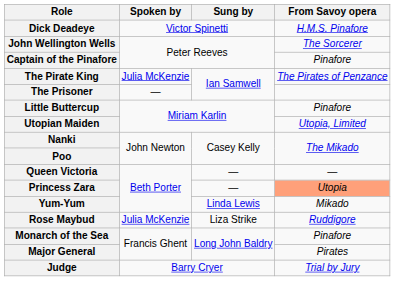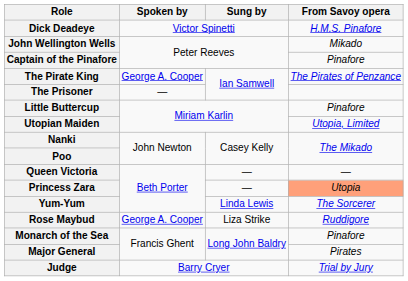(332, 44) The Sorcerer -> (346, 44) Mikado
(156, 76) Julia McKenzie -> (162, 76) George A. Cooper
(332, 204) Mikado -> (346, 204) The Sorcerer
(156, 220) Julia McKenzie -> (162, 220) George A. Cooper
